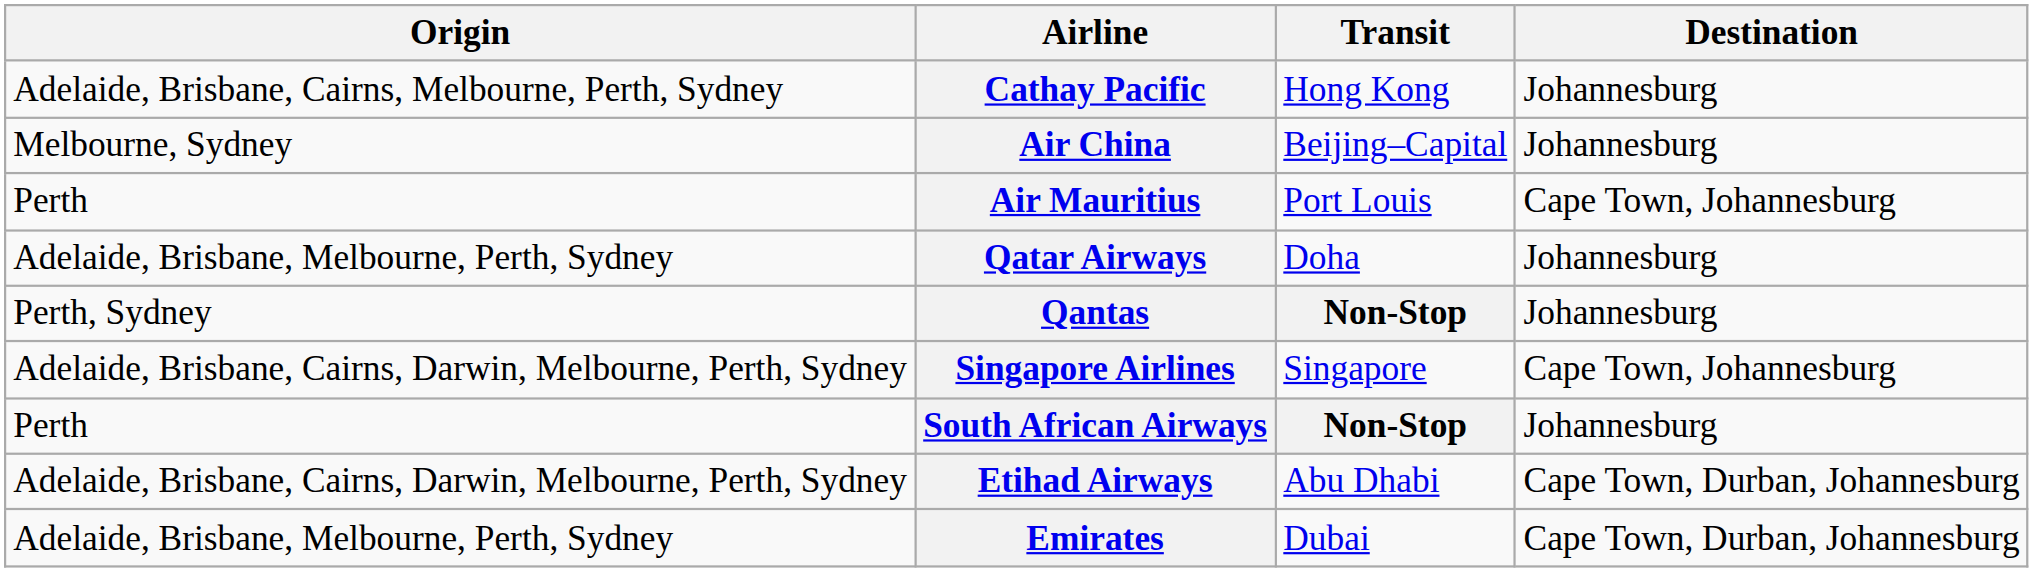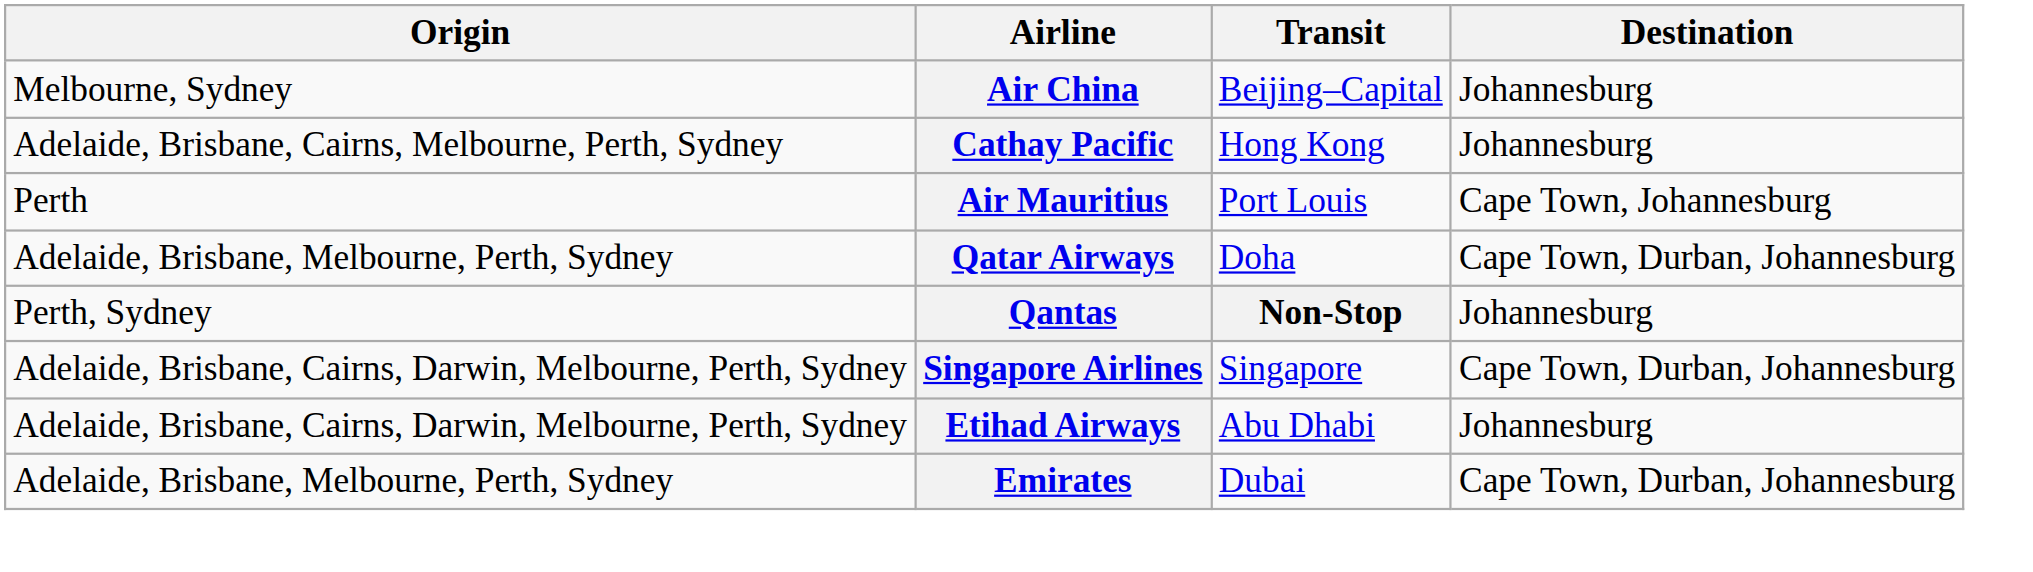rows swapped: (1095, 144) <-> (1095, 88)
(1620, 256) Johannesburg -> (1707, 256) Cape Town, Durban, Johannesburg
(1710, 369) Cape Town, Johannesburg -> (1707, 369) Cape Town, Durban, Johannesburg
- row: (1095, 425)
(1772, 481) Cape Town, Durban, Johannesburg -> (1556, 425) Johannesburg
